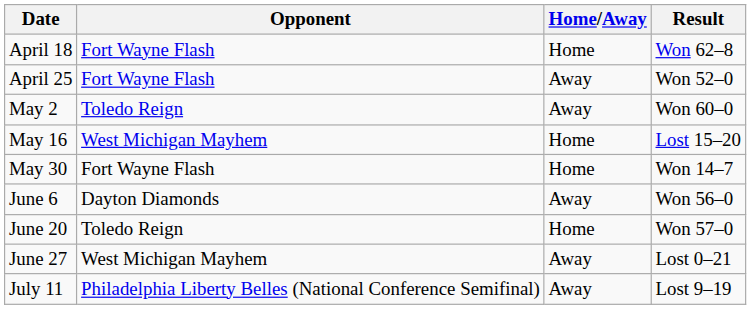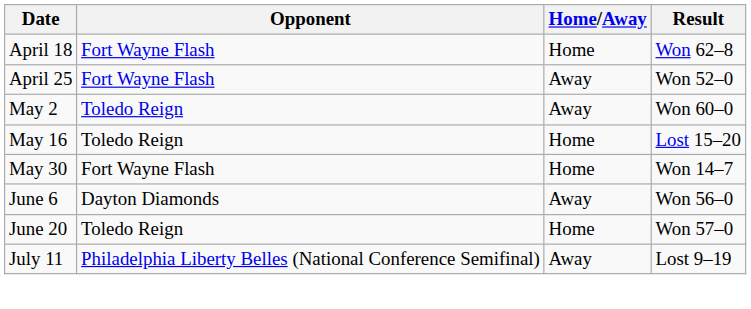(174, 139) West Michigan Mayhem -> (132, 139) Toledo Reign
- row: (38, 259)
